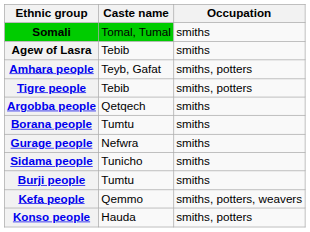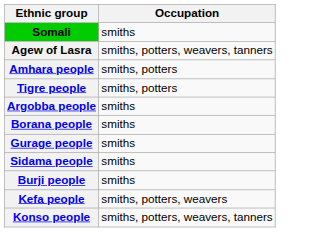- column: (136, 13)
(193, 50) smiths -> (187, 50) smiths, potters, weavers, tanners
(214, 217) smiths, potters -> (187, 217) smiths, potters, weavers, tanners
